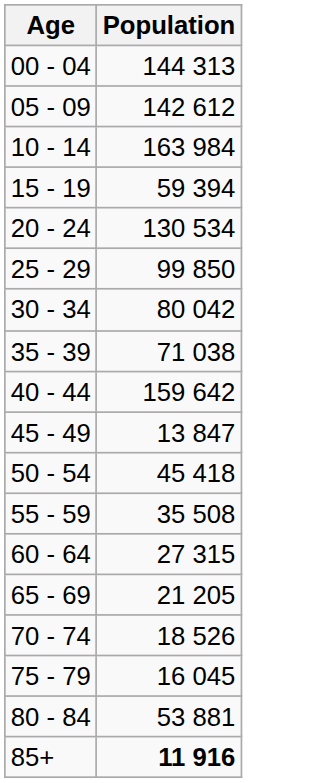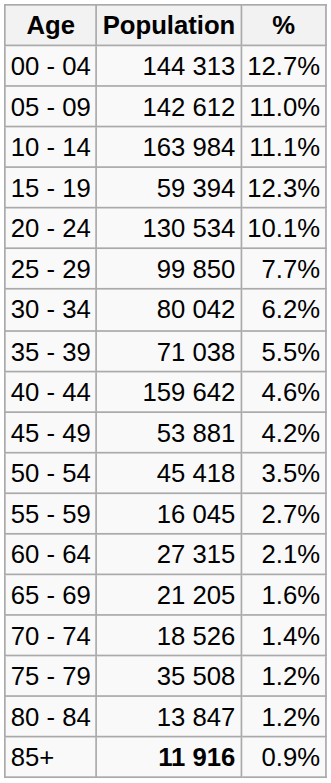+ column: (284, 25)
(196, 432) 13 847 -> (196, 432) 53 881
(196, 513) 35 508 -> (196, 513) 16 045
(196, 676) 16 045 -> (196, 676) 35 508
(196, 717) 53 881 -> (196, 717) 13 847
